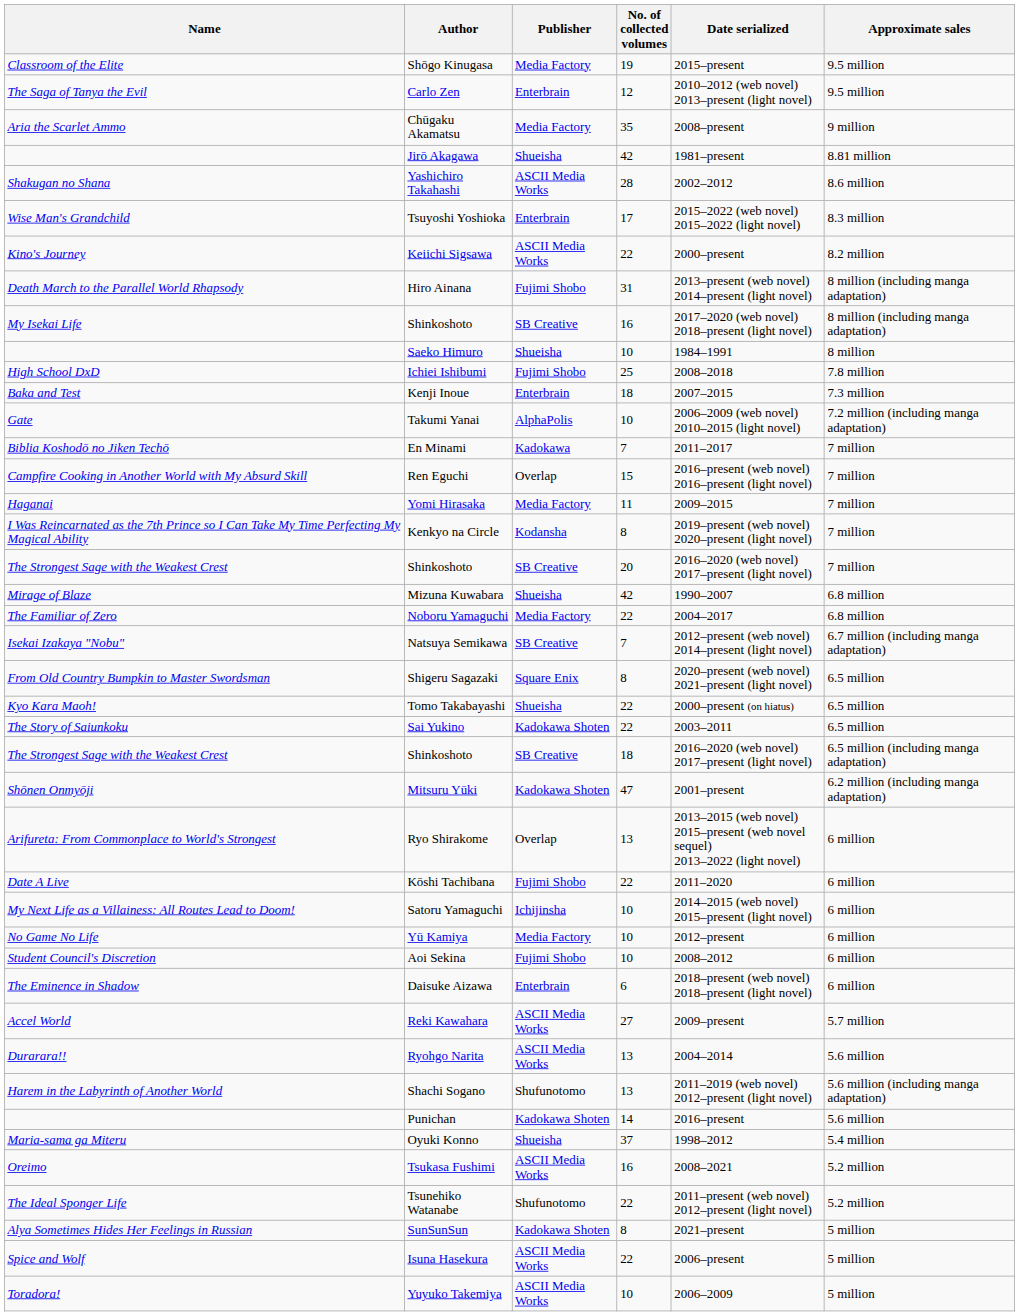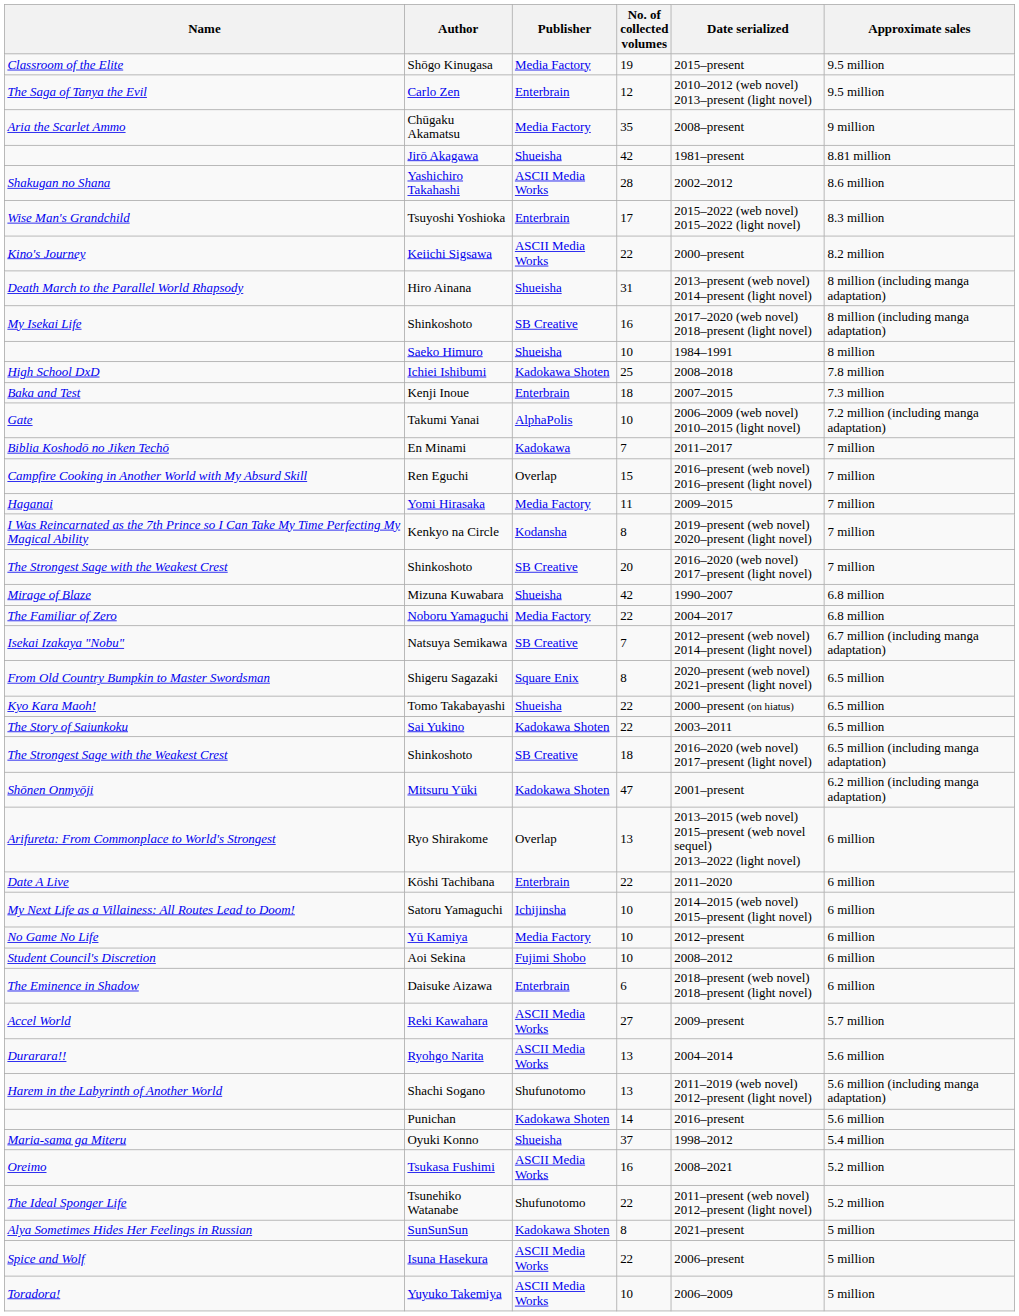(550, 288) Fujimi Shobo -> (538, 288) Shueisha
(550, 372) Fujimi Shobo -> (562, 372) Kadokawa Shoten
(550, 881) Fujimi Shobo -> (542, 881) Enterbrain
